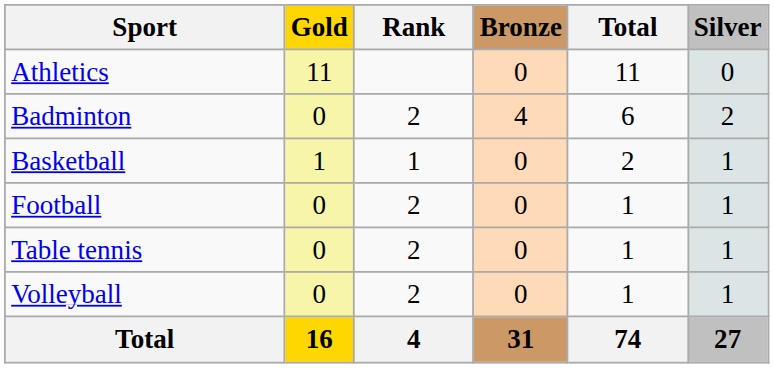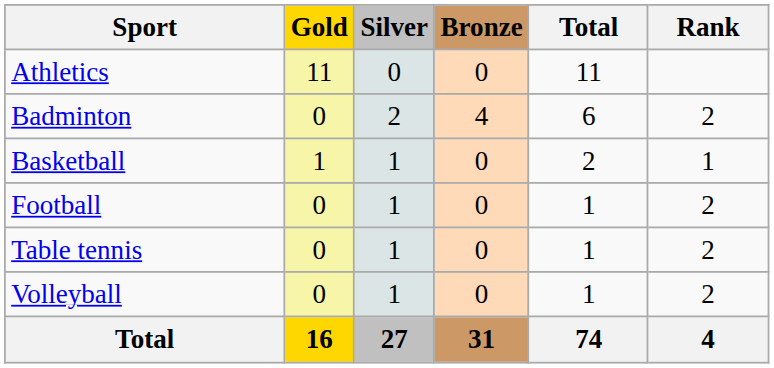columns swapped: (728, 26) <-> (414, 26)
